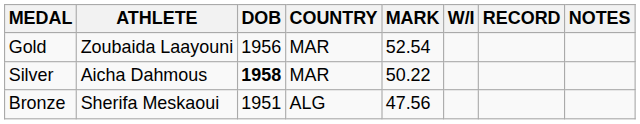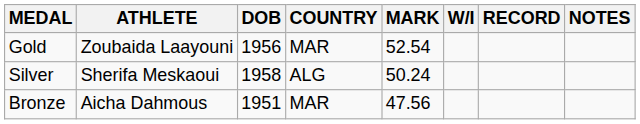(144, 75) Aicha Dahmous -> (150, 75) Sherifa Meskaoui
(261, 75) bold -> (261, 75) normal
(309, 75) MAR -> (307, 75) ALG
(408, 75) 50.22 -> (408, 75) 50.24
(150, 103) Sherifa Meskaoui -> (144, 103) Aicha Dahmous
(307, 103) ALG -> (309, 103) MAR
